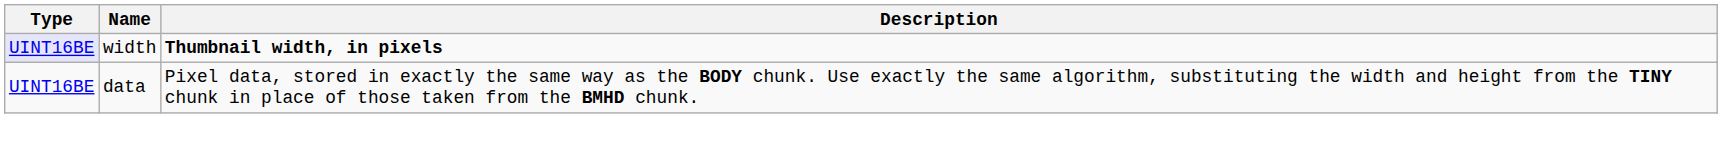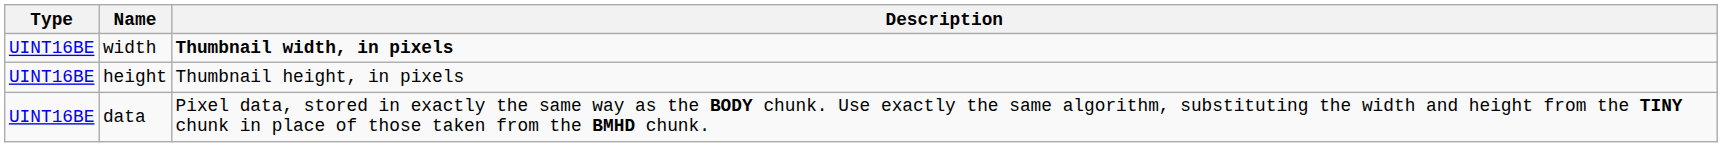(52, 48) lavender background -> (52, 48) no background
+ row: (135, 77)
